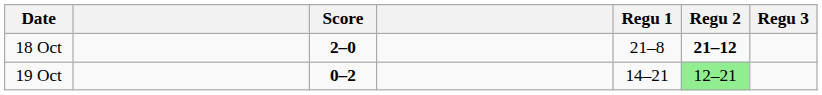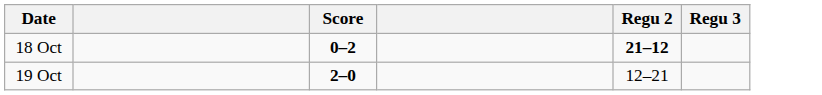- column: (647, 19)
(343, 47) 2–0 -> (343, 47) 0–2
(343, 76) 0–2 -> (343, 76) 2–0
(715, 76) lightgreen background -> (647, 76) no background
